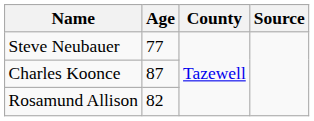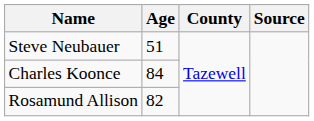(155, 45) 77 -> (155, 45) 51
(155, 73) 87 -> (155, 73) 84
